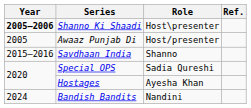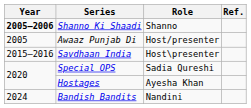(183, 26) Host\presenter -> (162, 26) Shanno
(162, 54) Shanno -> (183, 54) Host\presenter
